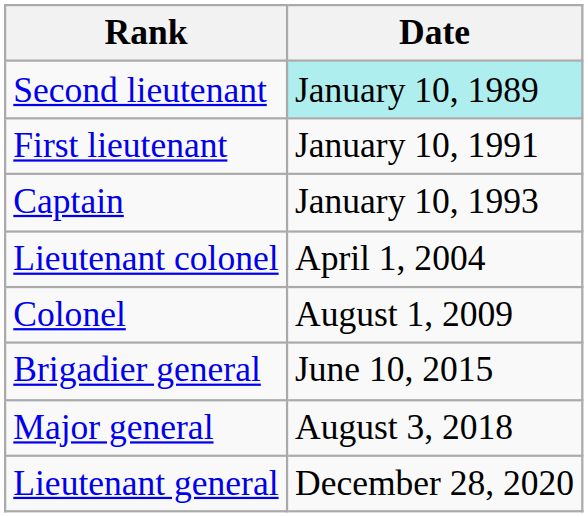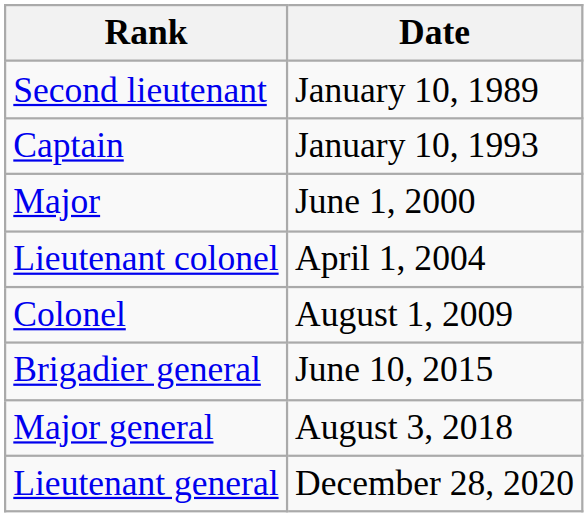(417, 88) paleturquoise background -> (417, 88) no background
- row: (120, 145)
+ row: (57, 201)
